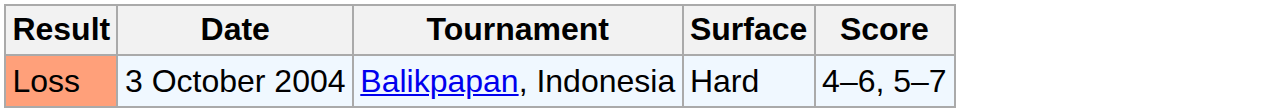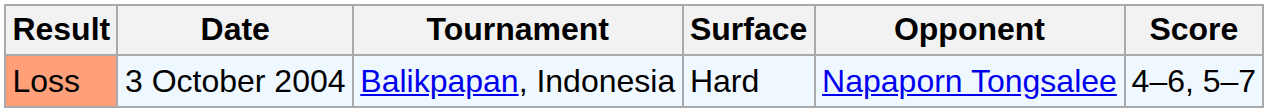+ column: (969, 29)
